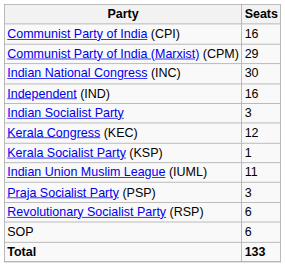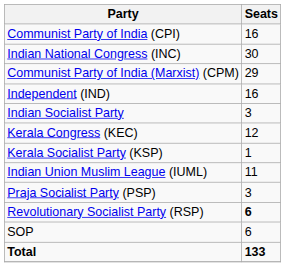rows swapped: (123, 53) <-> (94, 73)
(248, 212) normal -> (248, 212) bold
